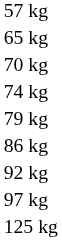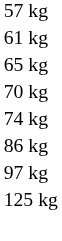+ row: (26, 37)
- row: (26, 118)
- row: (26, 173)
